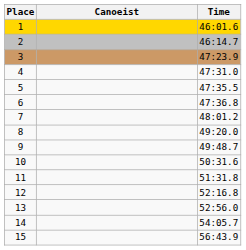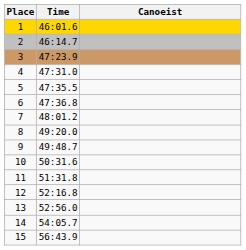columns swapped: (117, 12) <-> (219, 12)
